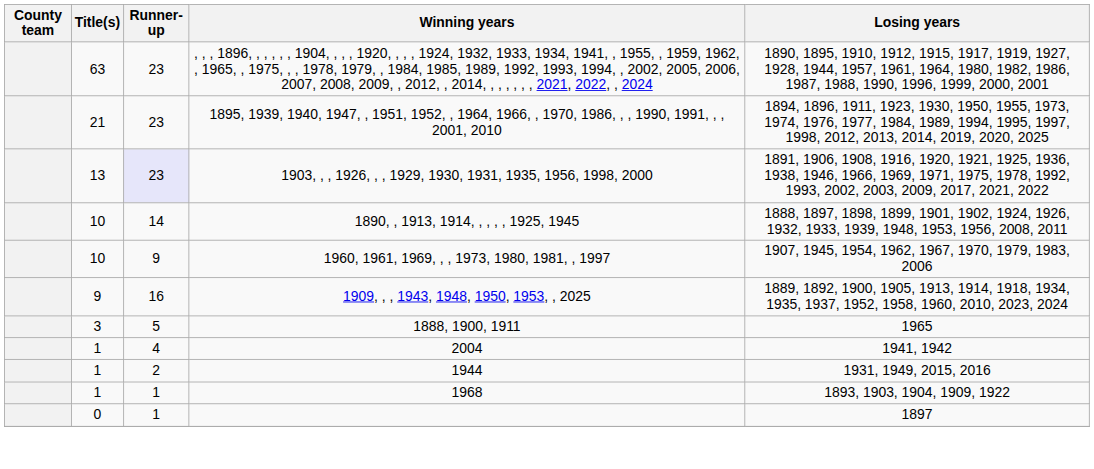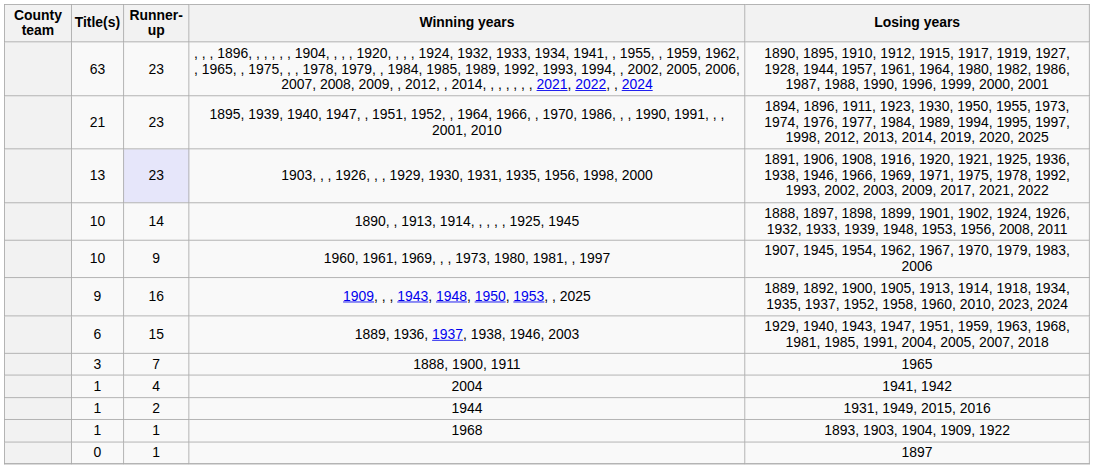+ row: (97, 334)
(156, 326) 5 -> (156, 364) 7
